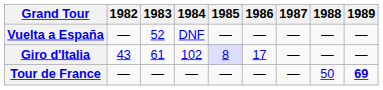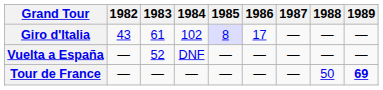rows swapped: (56, 34) <-> (56, 54)
